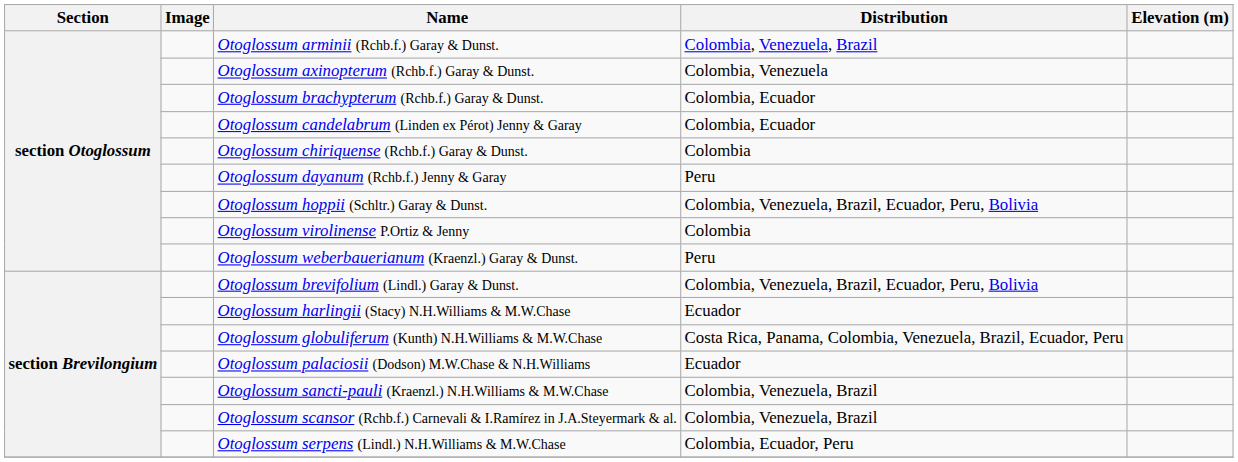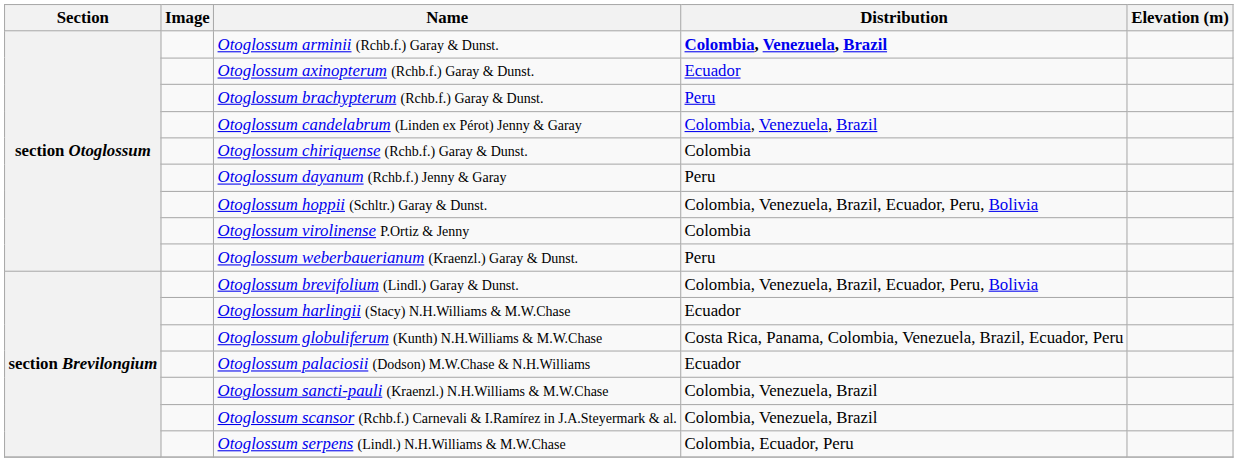(781, 44) normal -> (786, 44) bold
(756, 71) Colombia, Venezuela -> (713, 71) Ecuador
(750, 97) Colombia, Ecuador -> (700, 97) Peru
(750, 124) Colombia, Ecuador -> (781, 124) Colombia, Venezuela, Brazil
